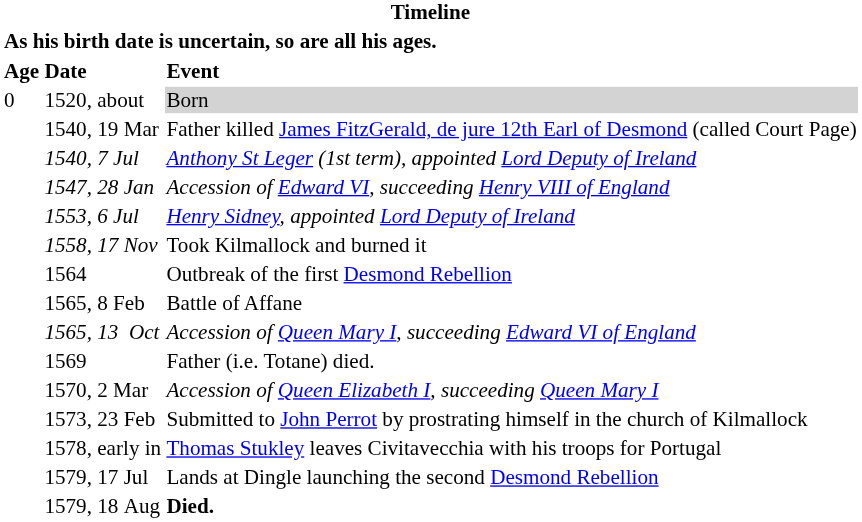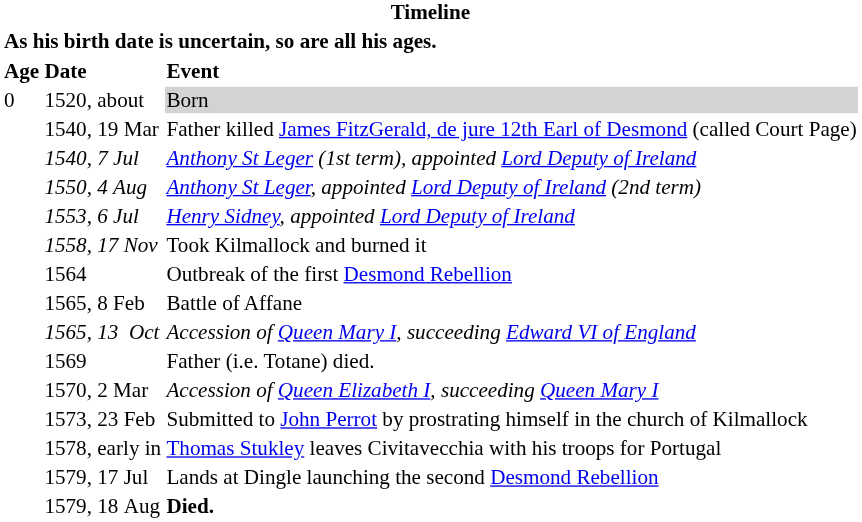- row: (99, 186)
+ row: (96, 186)
